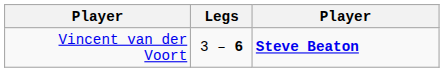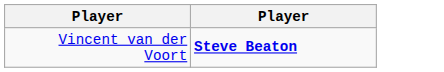- column: (222, 16)
